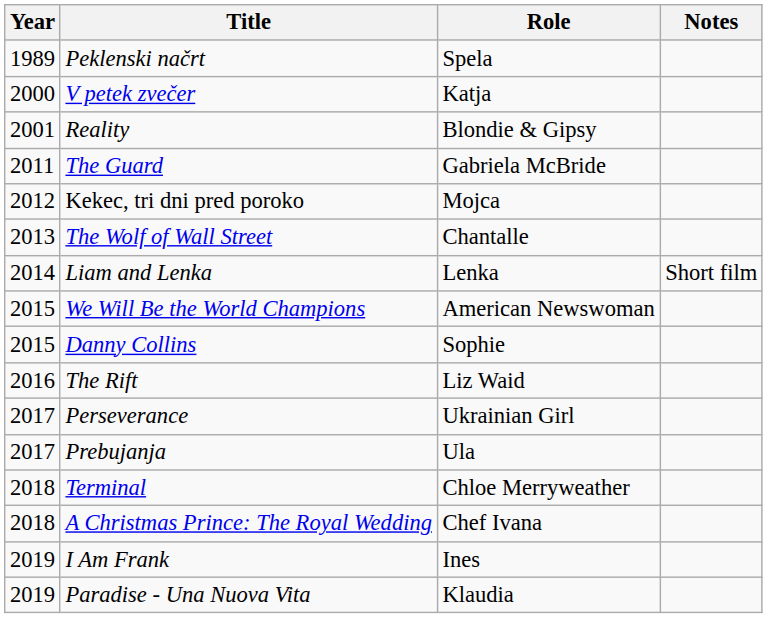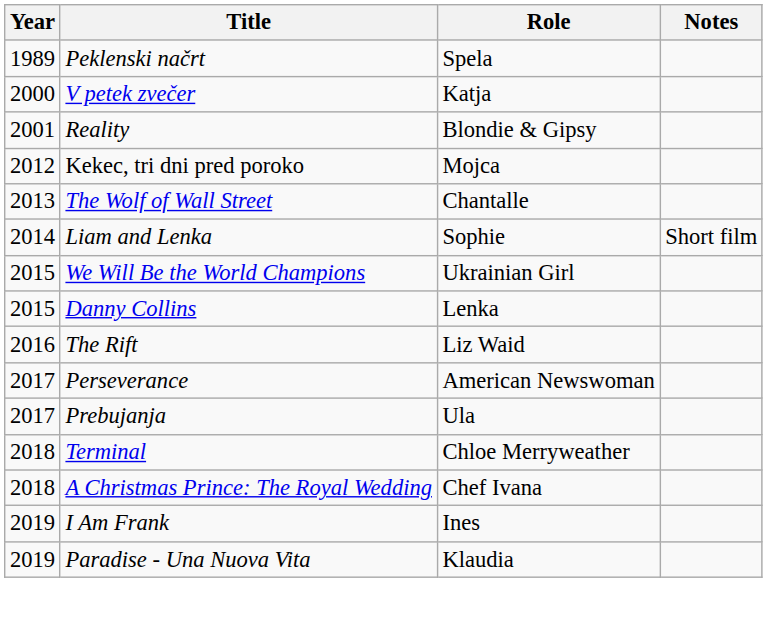- row: (114, 165)
(471, 272) Lenka -> (474, 237) Sophie
(549, 308) American Newswoman -> (508, 272) Ukrainian Girl
(474, 344) Sophie -> (471, 308) Lenka
(508, 415) Ukrainian Girl -> (549, 380) American Newswoman
